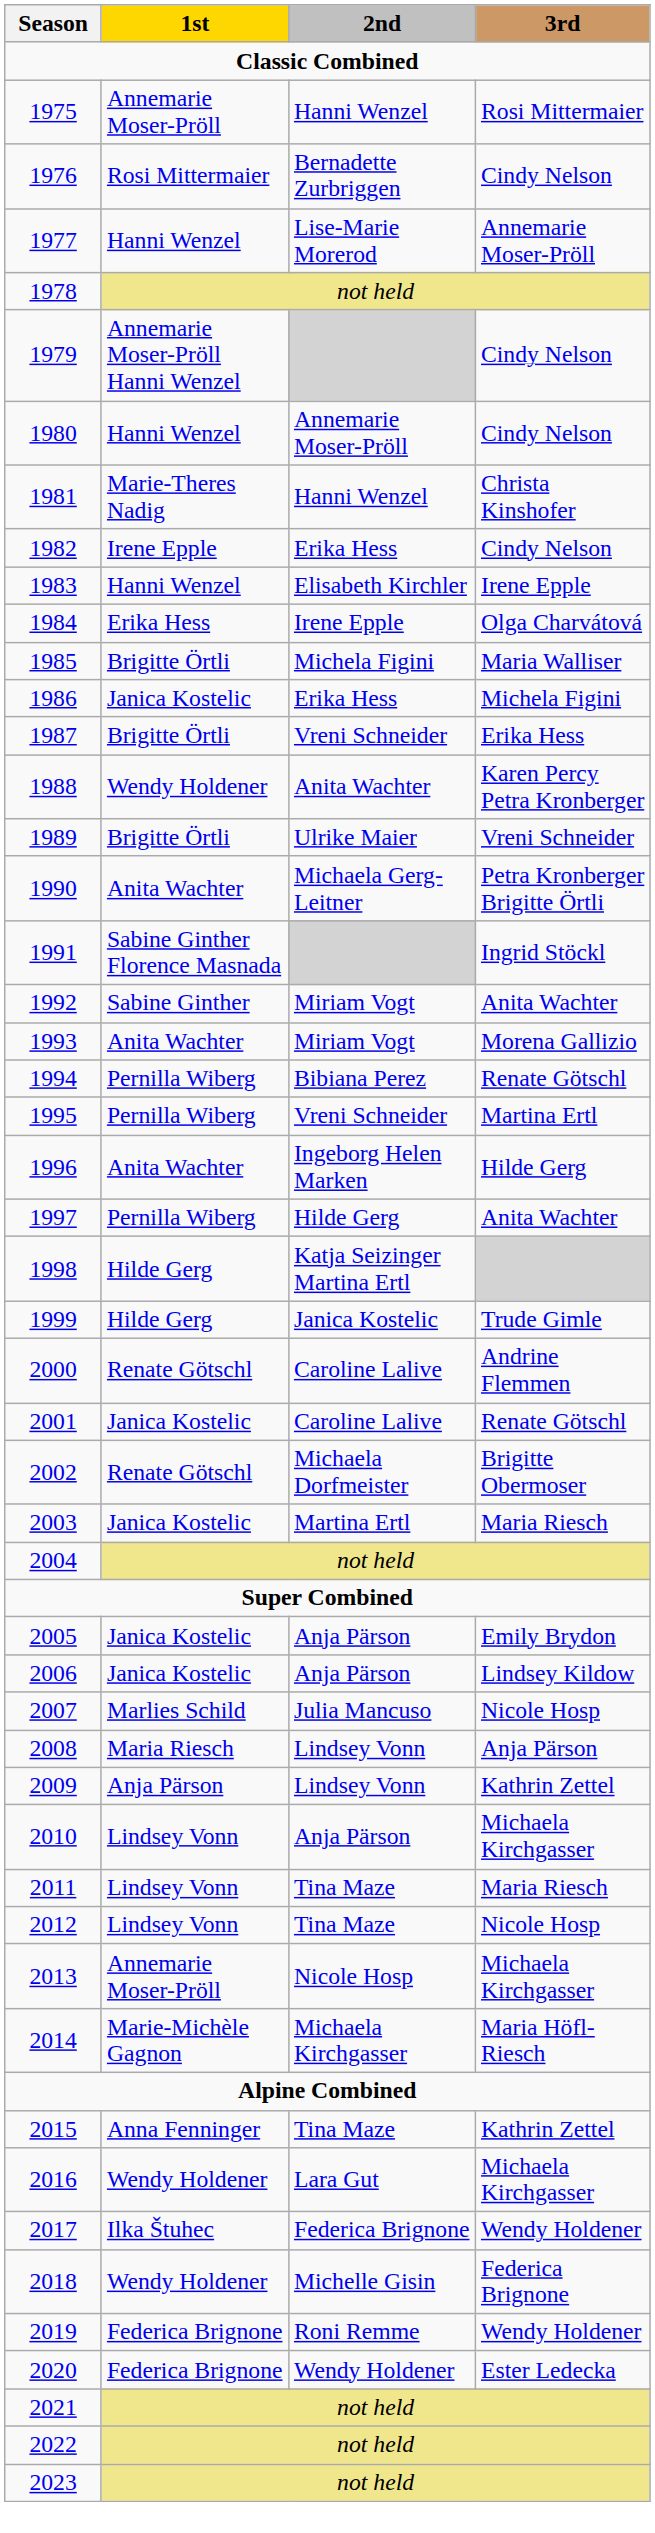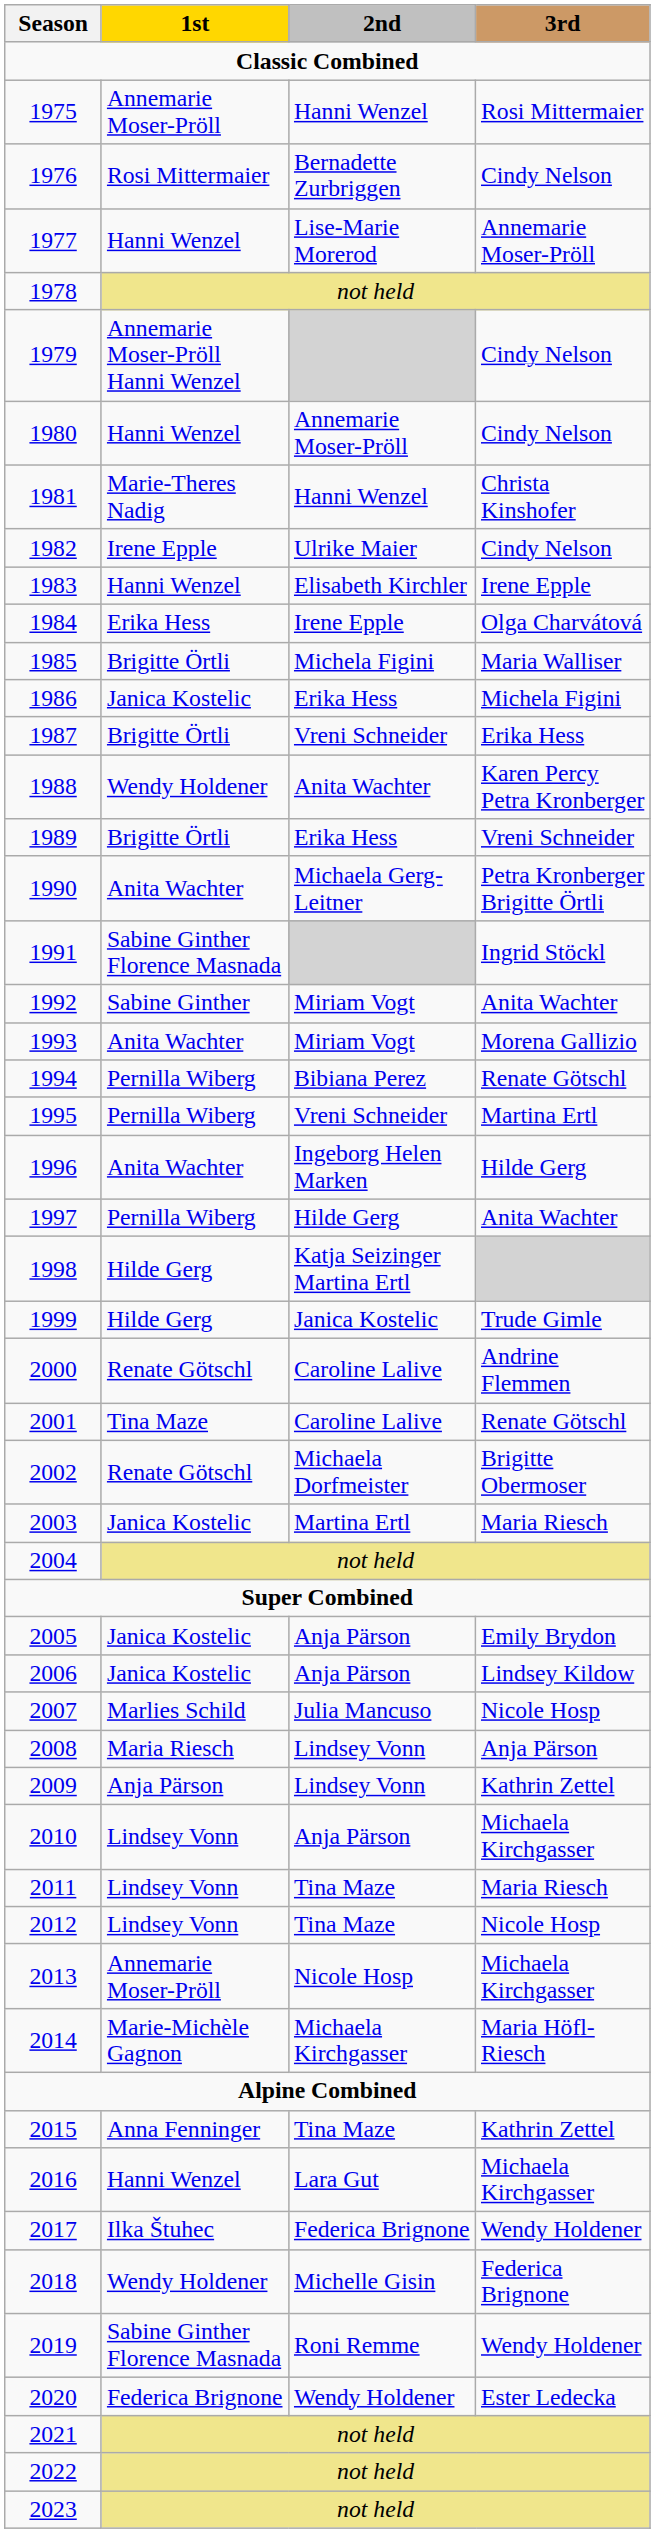(346, 547) Erika Hess -> (355, 547) Ulrike Maier
(355, 837) Ulrike Maier -> (346, 837) Erika Hess
(179, 1421) Janica Kostelic -> (157, 1421) Tina Maze
(187, 2179) Wendy Holdener -> (174, 2179) Hanni Wenzel
(195, 2332) Federica Brignone -> (194, 2345) Sabine Ginther Florence Masnada
